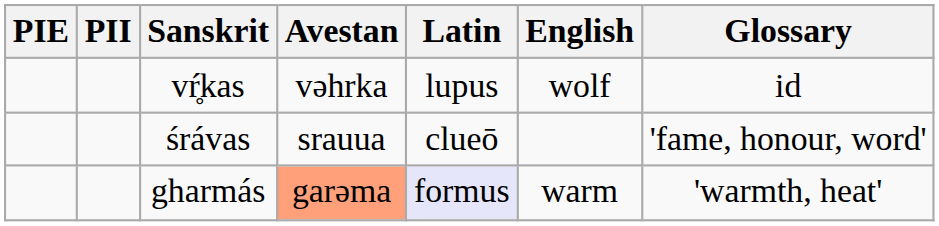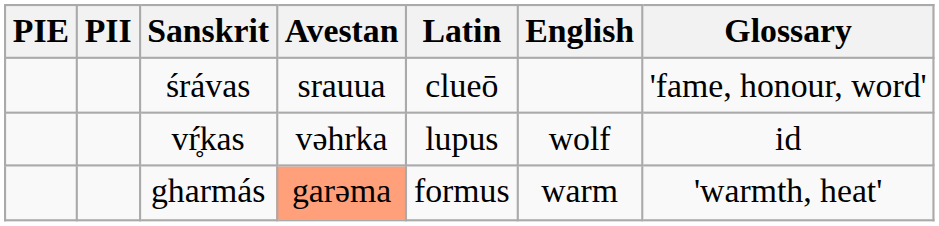rows swapped: (208, 138) <-> (208, 84)
(462, 191) lavender background -> (462, 191) no background
